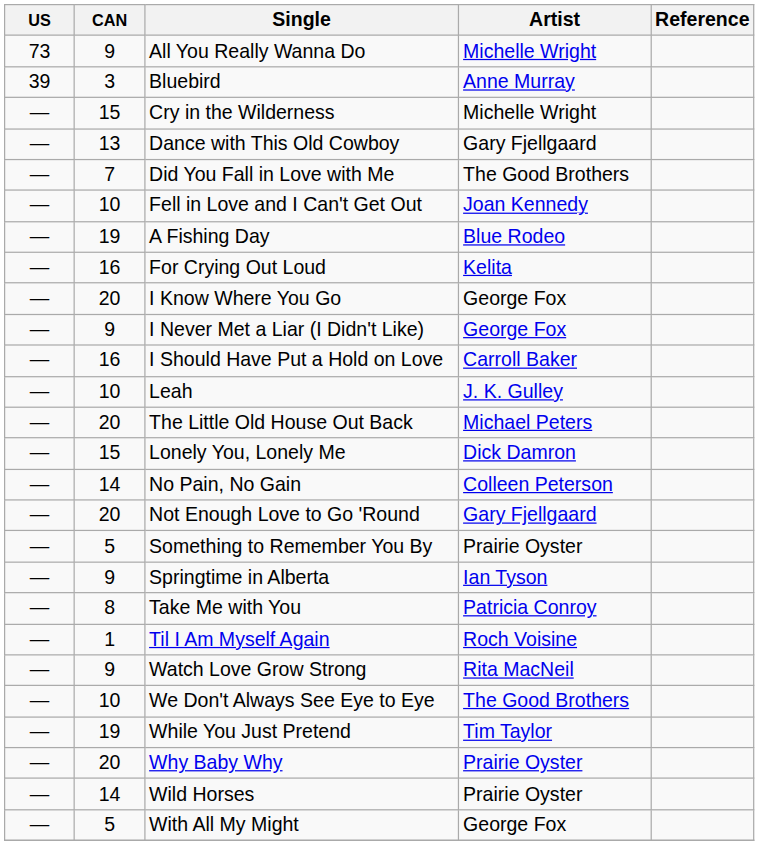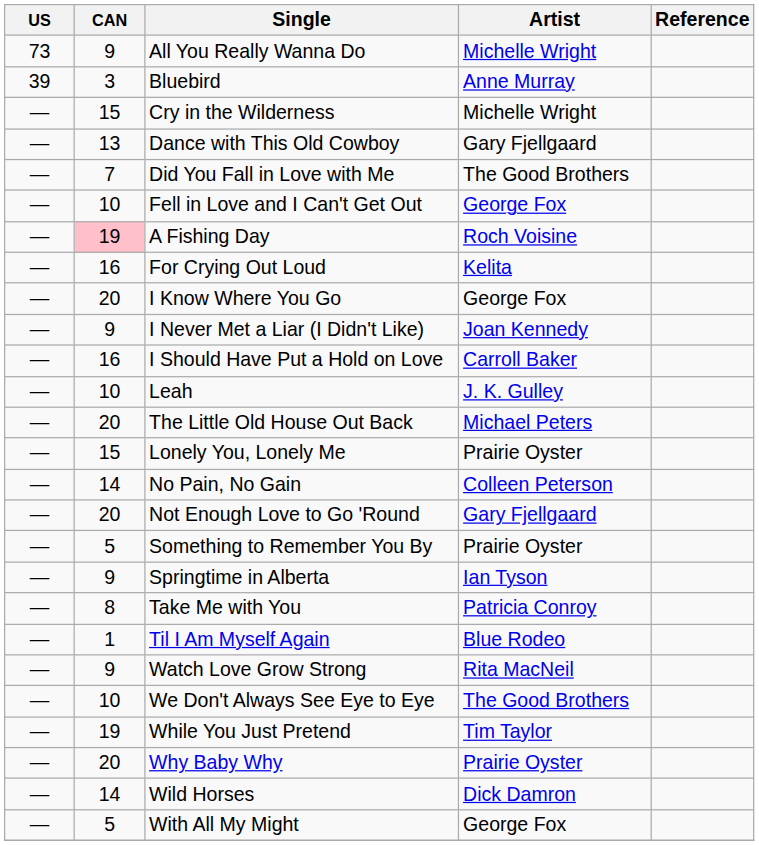(526, 205) Joan Kennedy -> (515, 205) George Fox
(110, 236) no background -> (110, 236) pink background
(514, 236) Blue Rodeo -> (520, 236) Roch Voisine
(515, 329) George Fox -> (526, 329) Joan Kennedy
(520, 453) Dick Damron -> (523, 453) Prairie Oyster
(520, 639) Roch Voisine -> (514, 639) Blue Rodeo
(523, 793) Prairie Oyster -> (520, 793) Dick Damron
